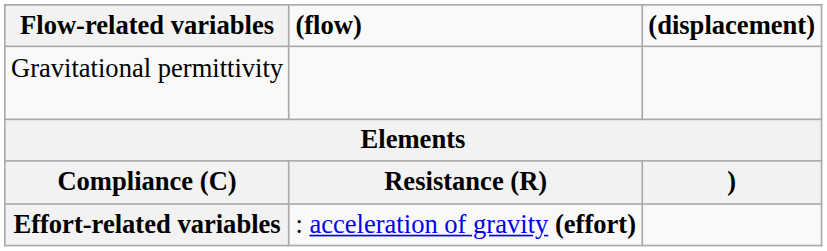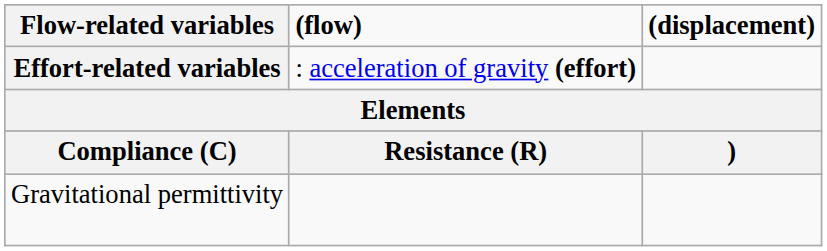rows swapped: (147, 223) <-> (147, 67)
